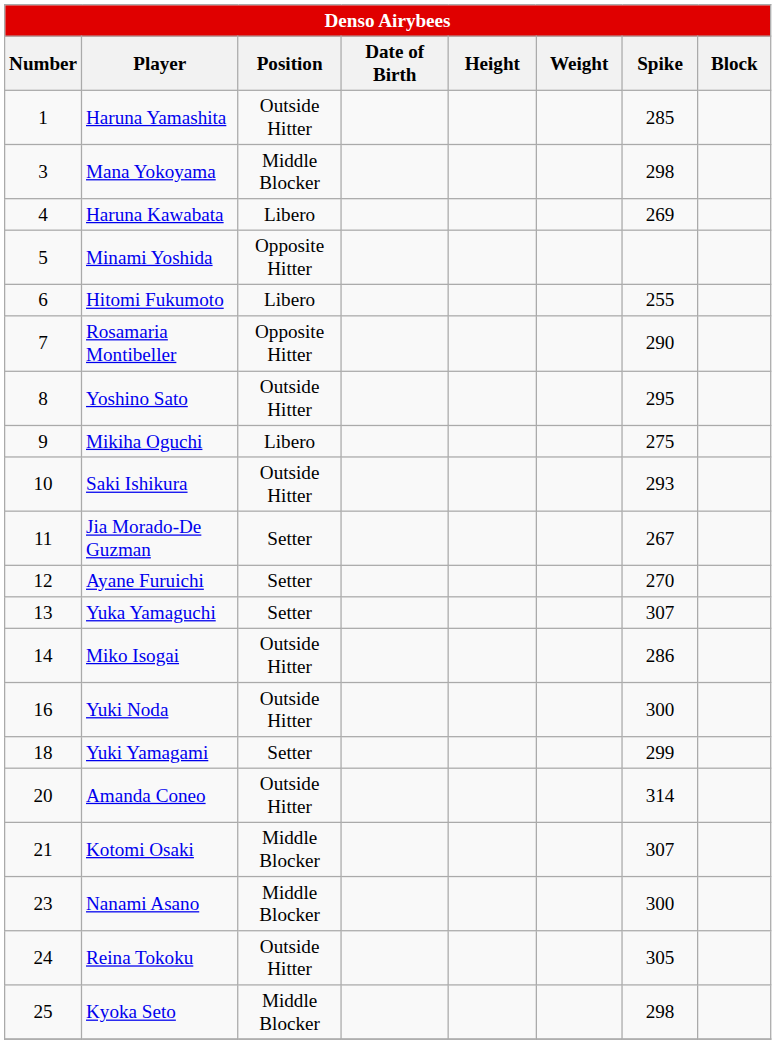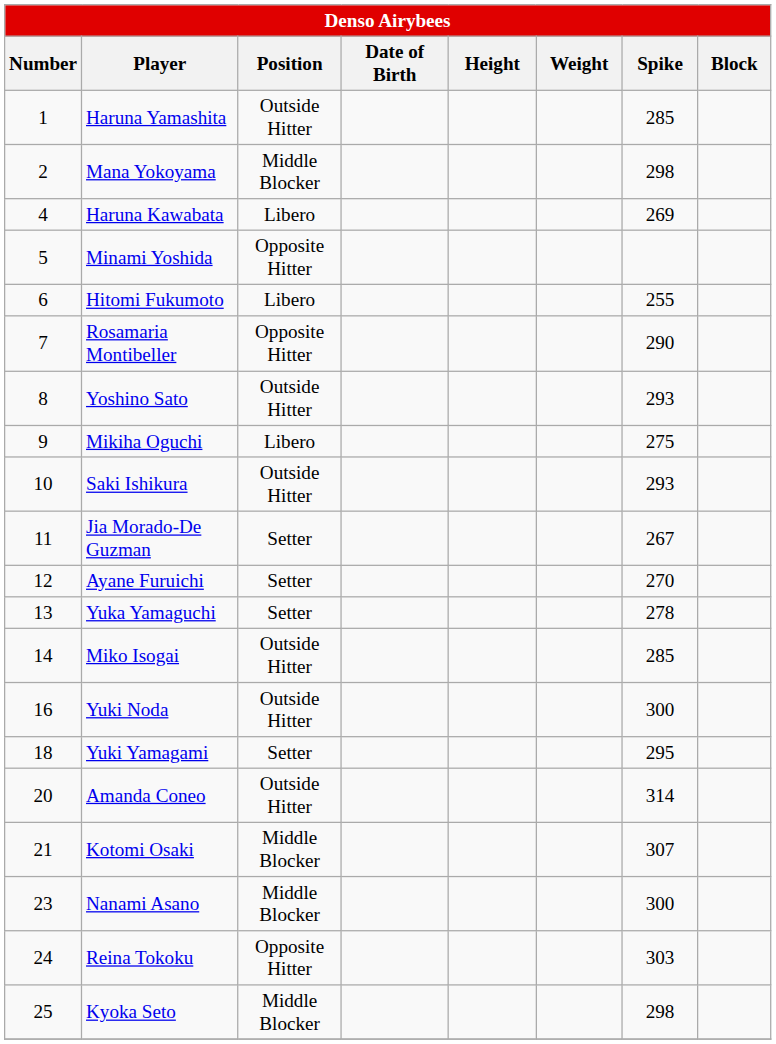(43, 171) 3 -> (43, 171) 2
(660, 397) 295 -> (660, 397) 293
(660, 612) 307 -> (660, 612) 278
(660, 655) 286 -> (660, 655) 285
(660, 752) 299 -> (660, 752) 295
(290, 958) Outside Hitter -> (290, 958) Opposite Hitter
(660, 958) 305 -> (660, 958) 303
